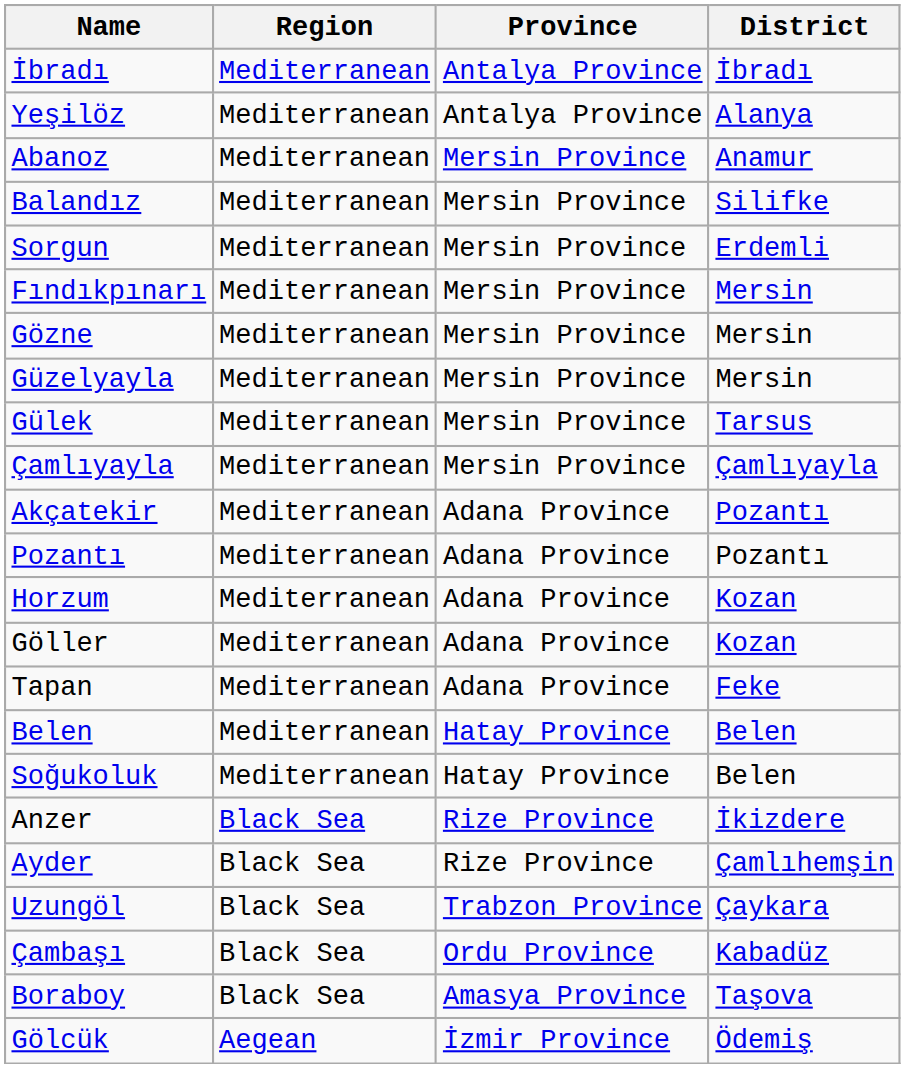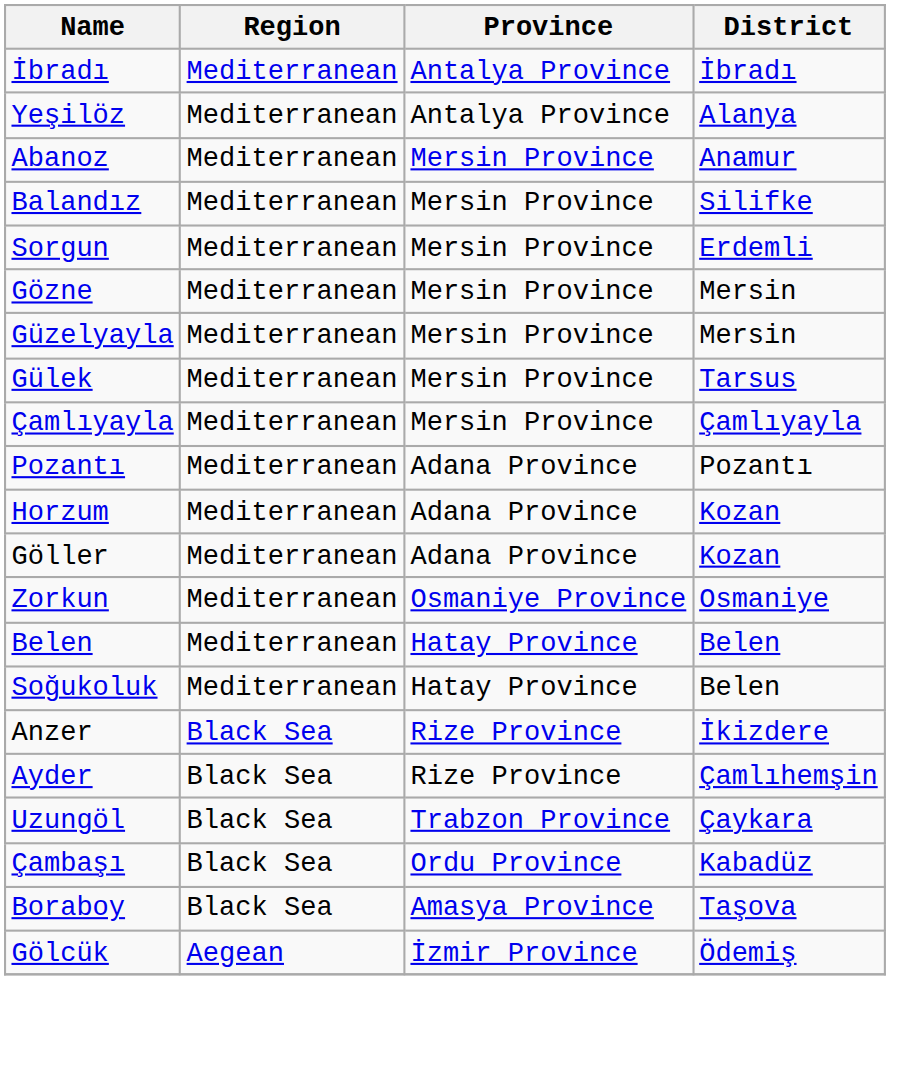- row: (109, 291)
- row: (85, 512)
- row: (52, 688)
+ row: (60, 600)
